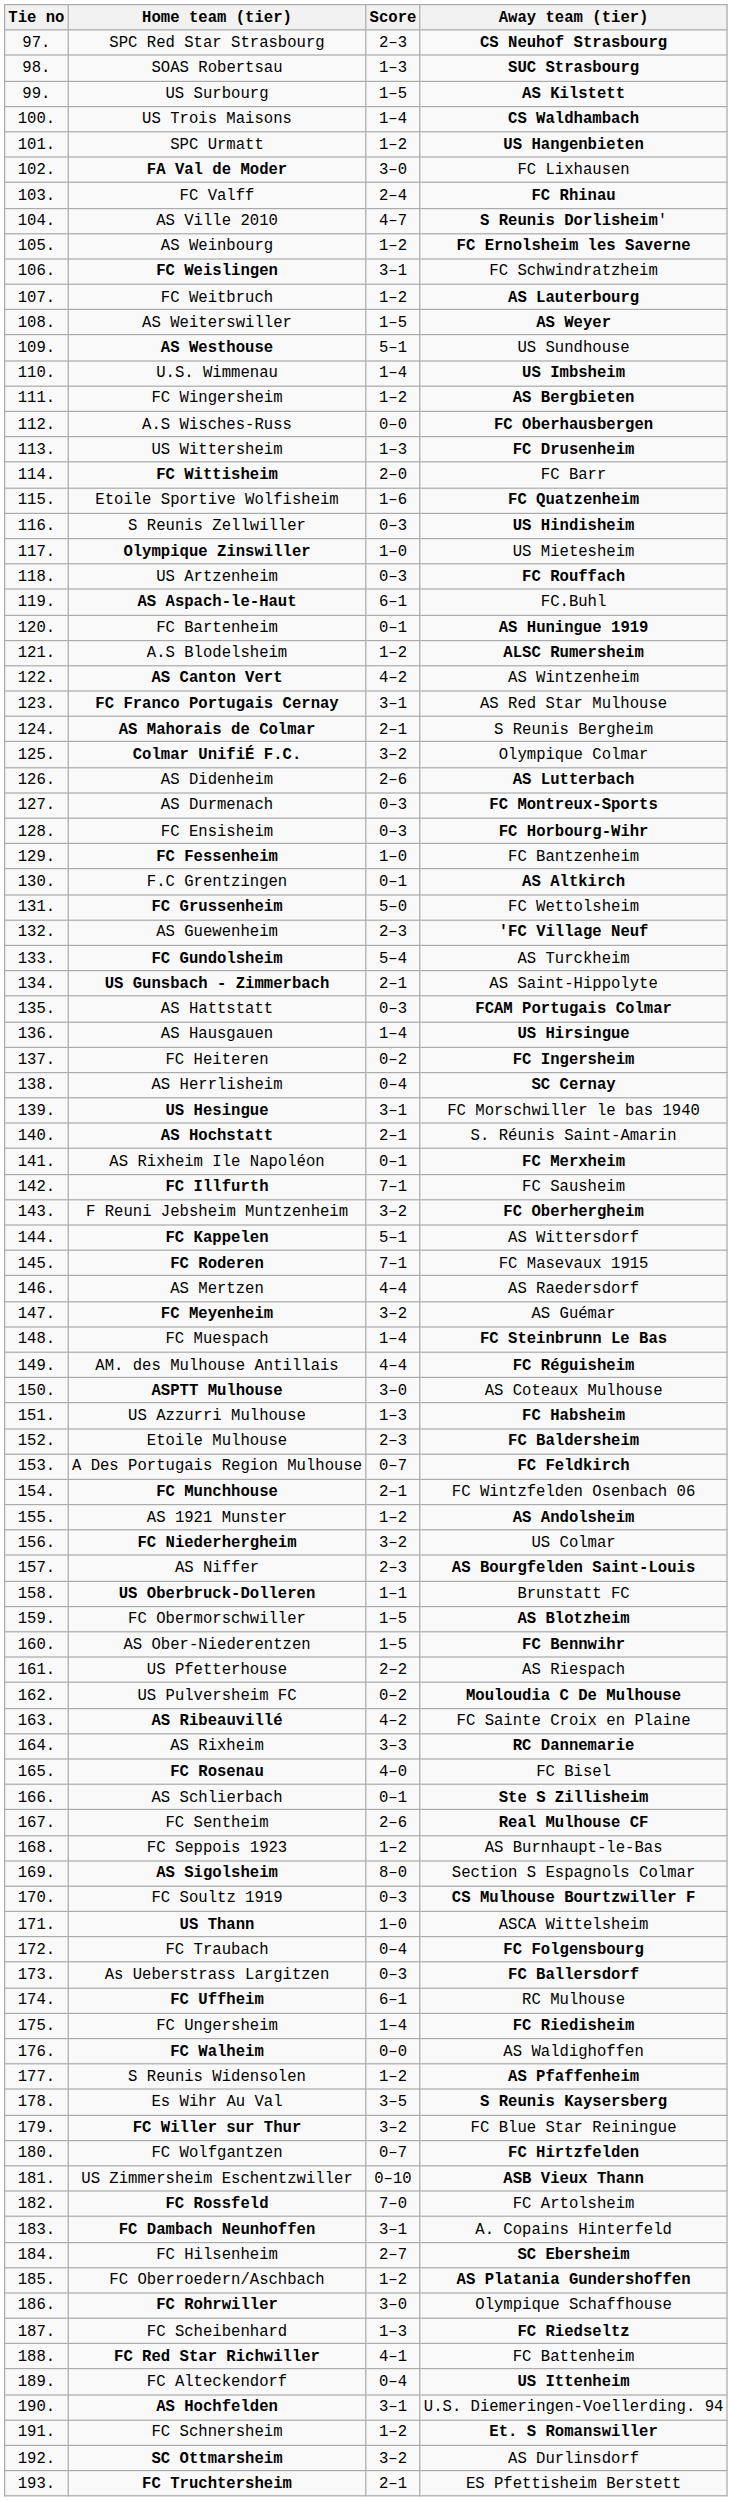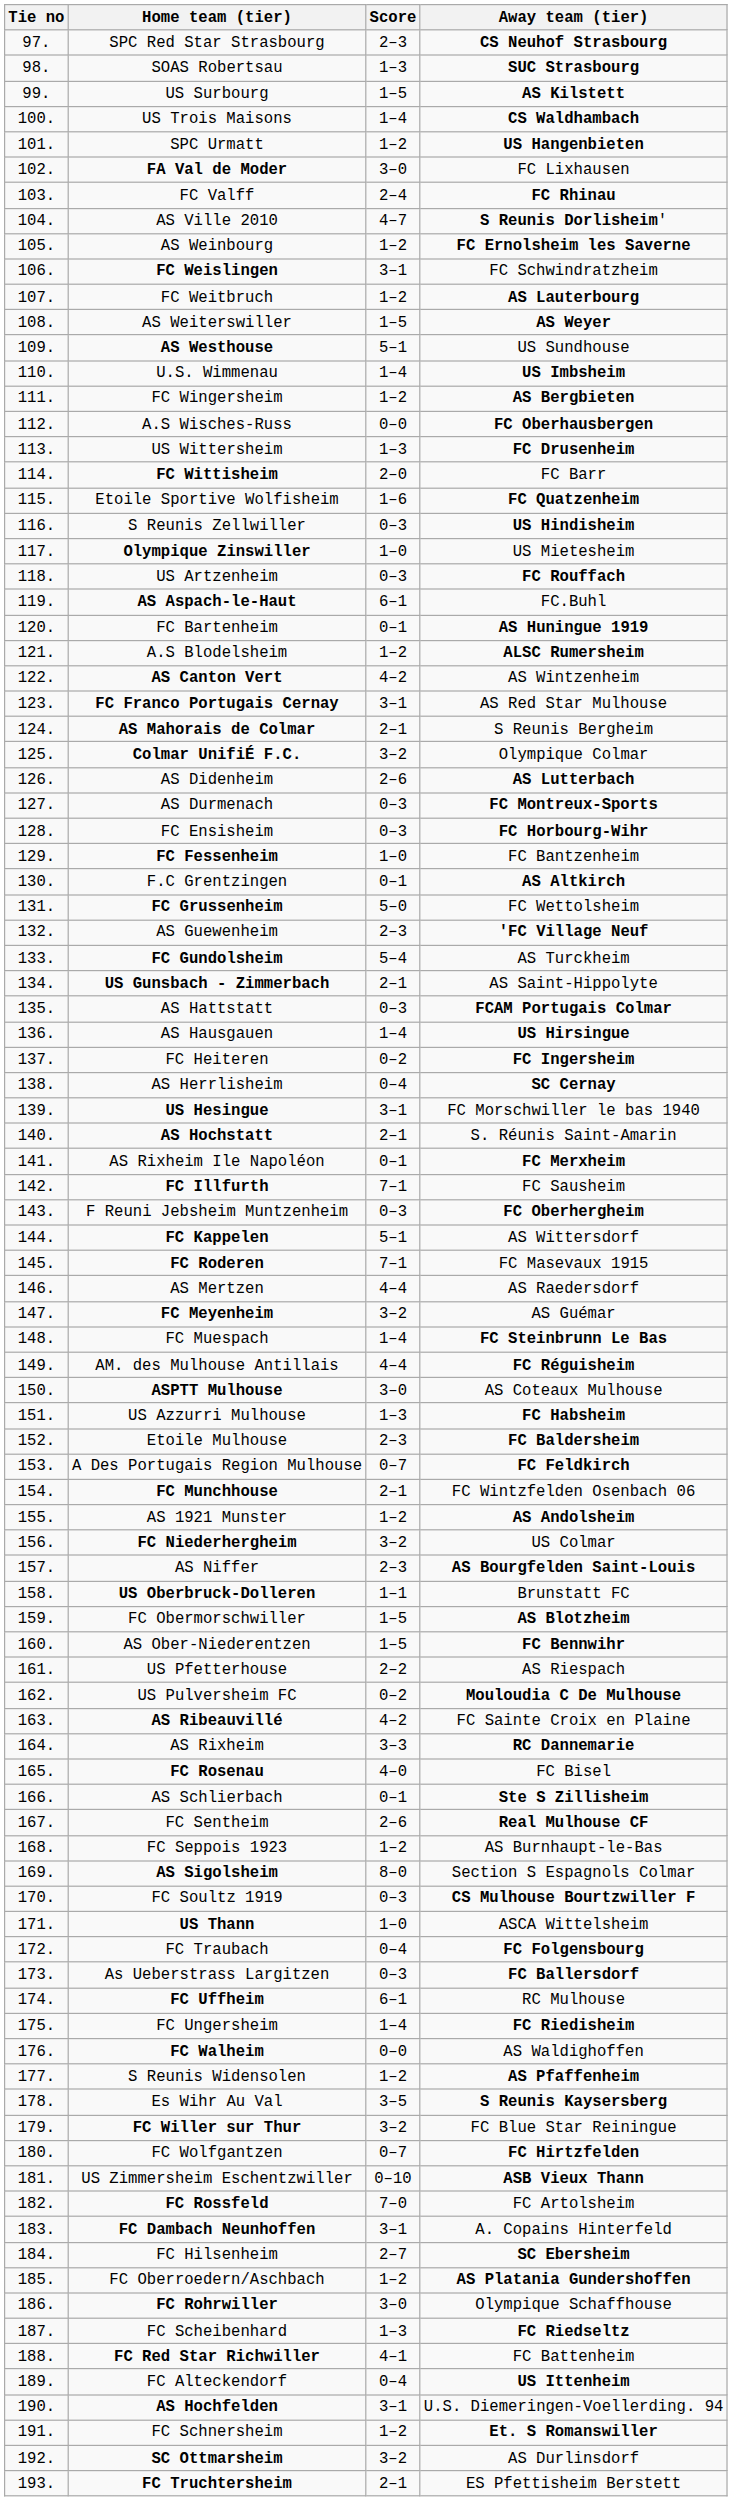(393, 1212) 3–2 -> (393, 1212) 0–3
